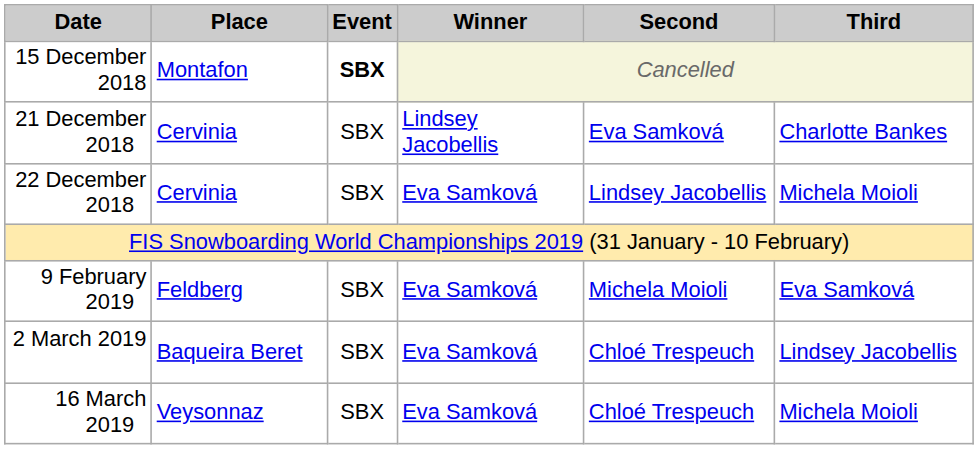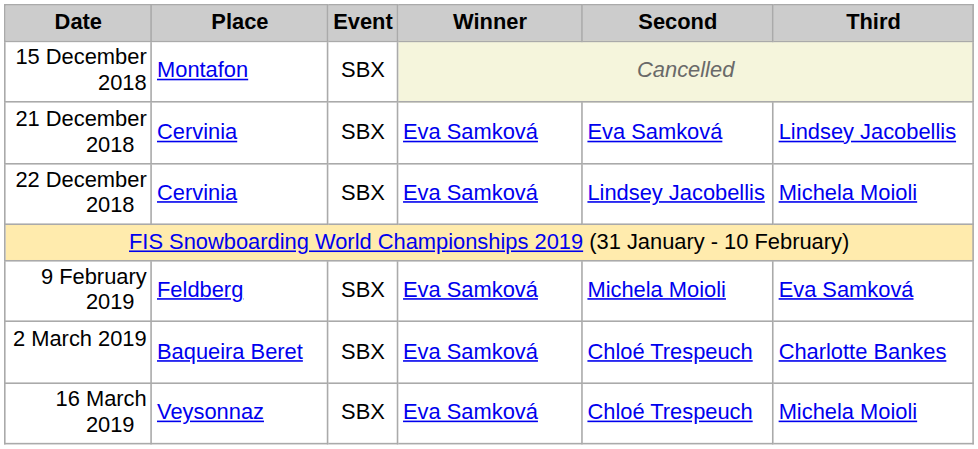(362, 70) bold -> (363, 70) normal
(450, 131) Lindsey Jacobellis -> (470, 131) Eva Samková
(863, 131) Charlotte Bankes -> (867, 131) Lindsey Jacobellis
(868, 351) Lindsey Jacobellis -> (862, 351) Charlotte Bankes
